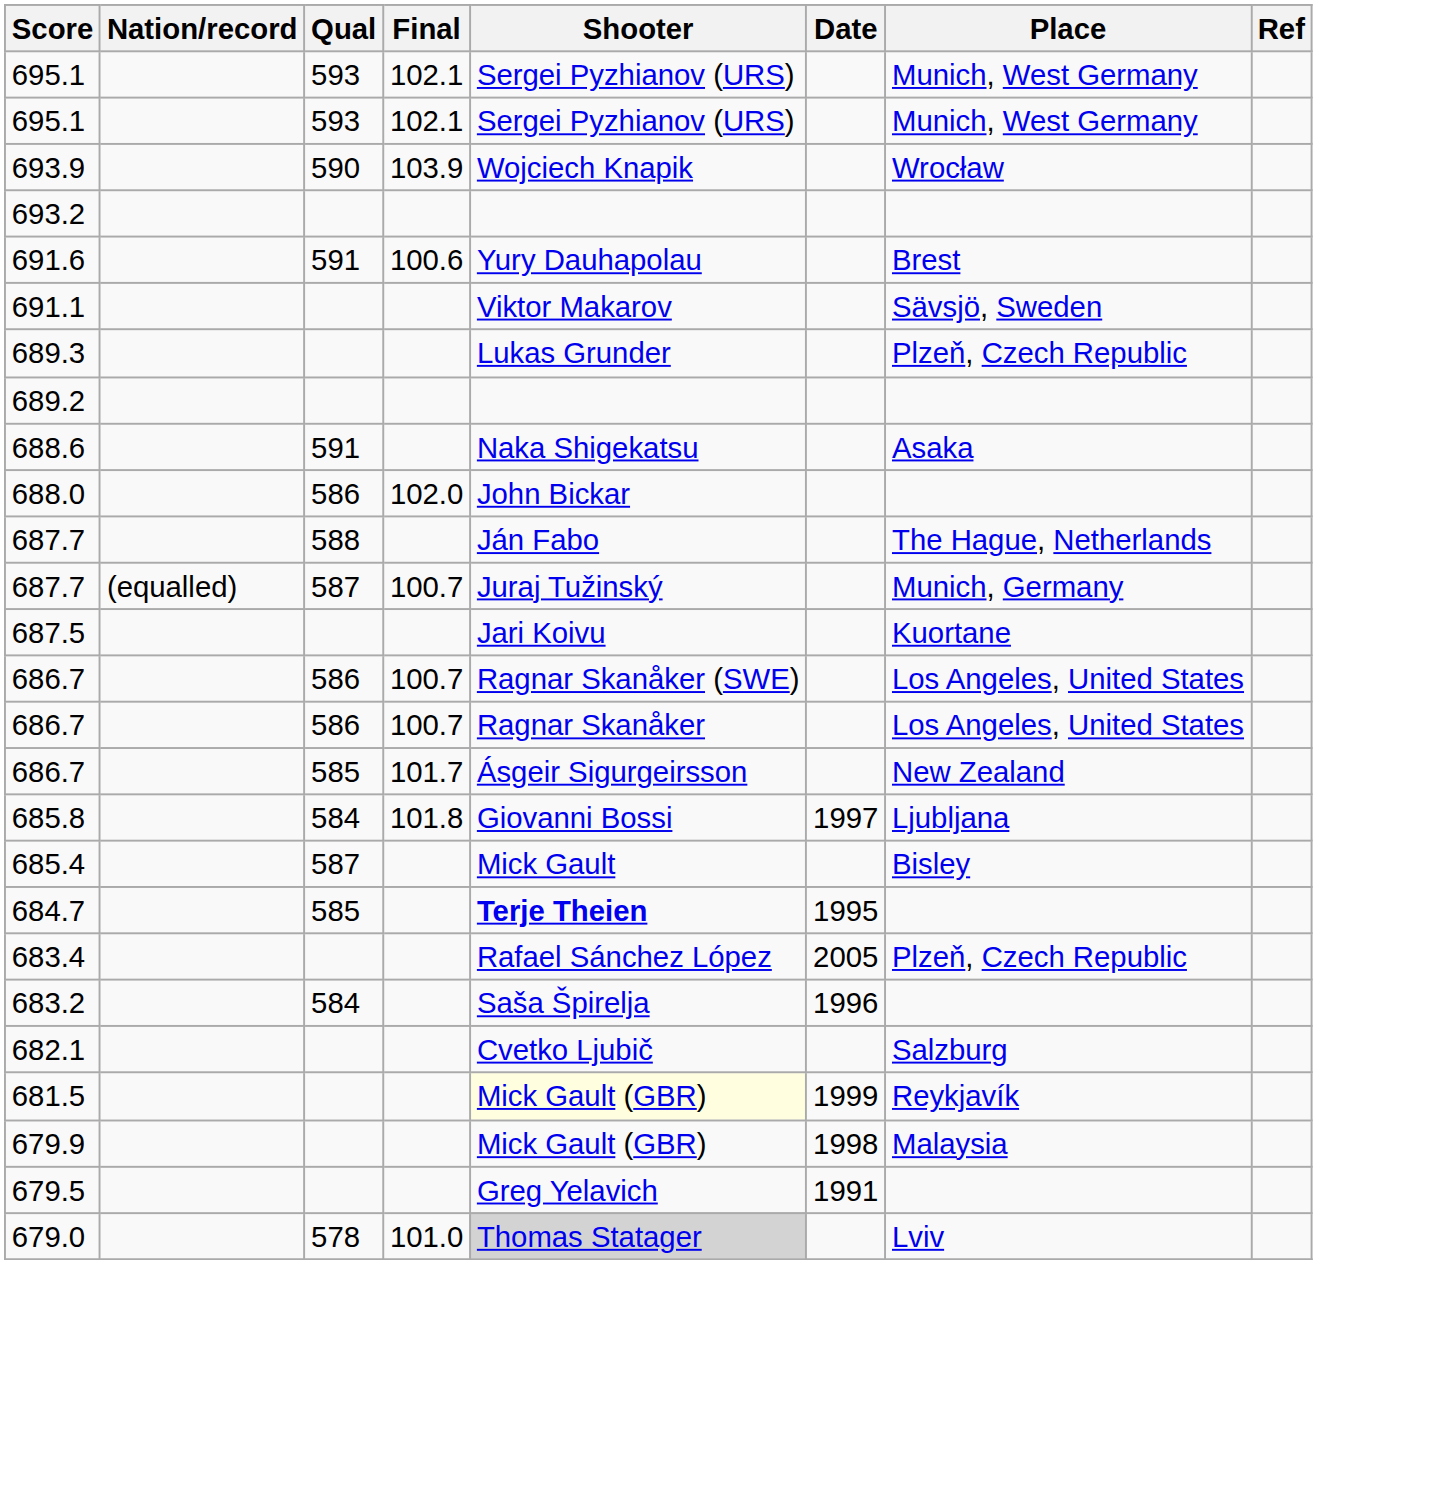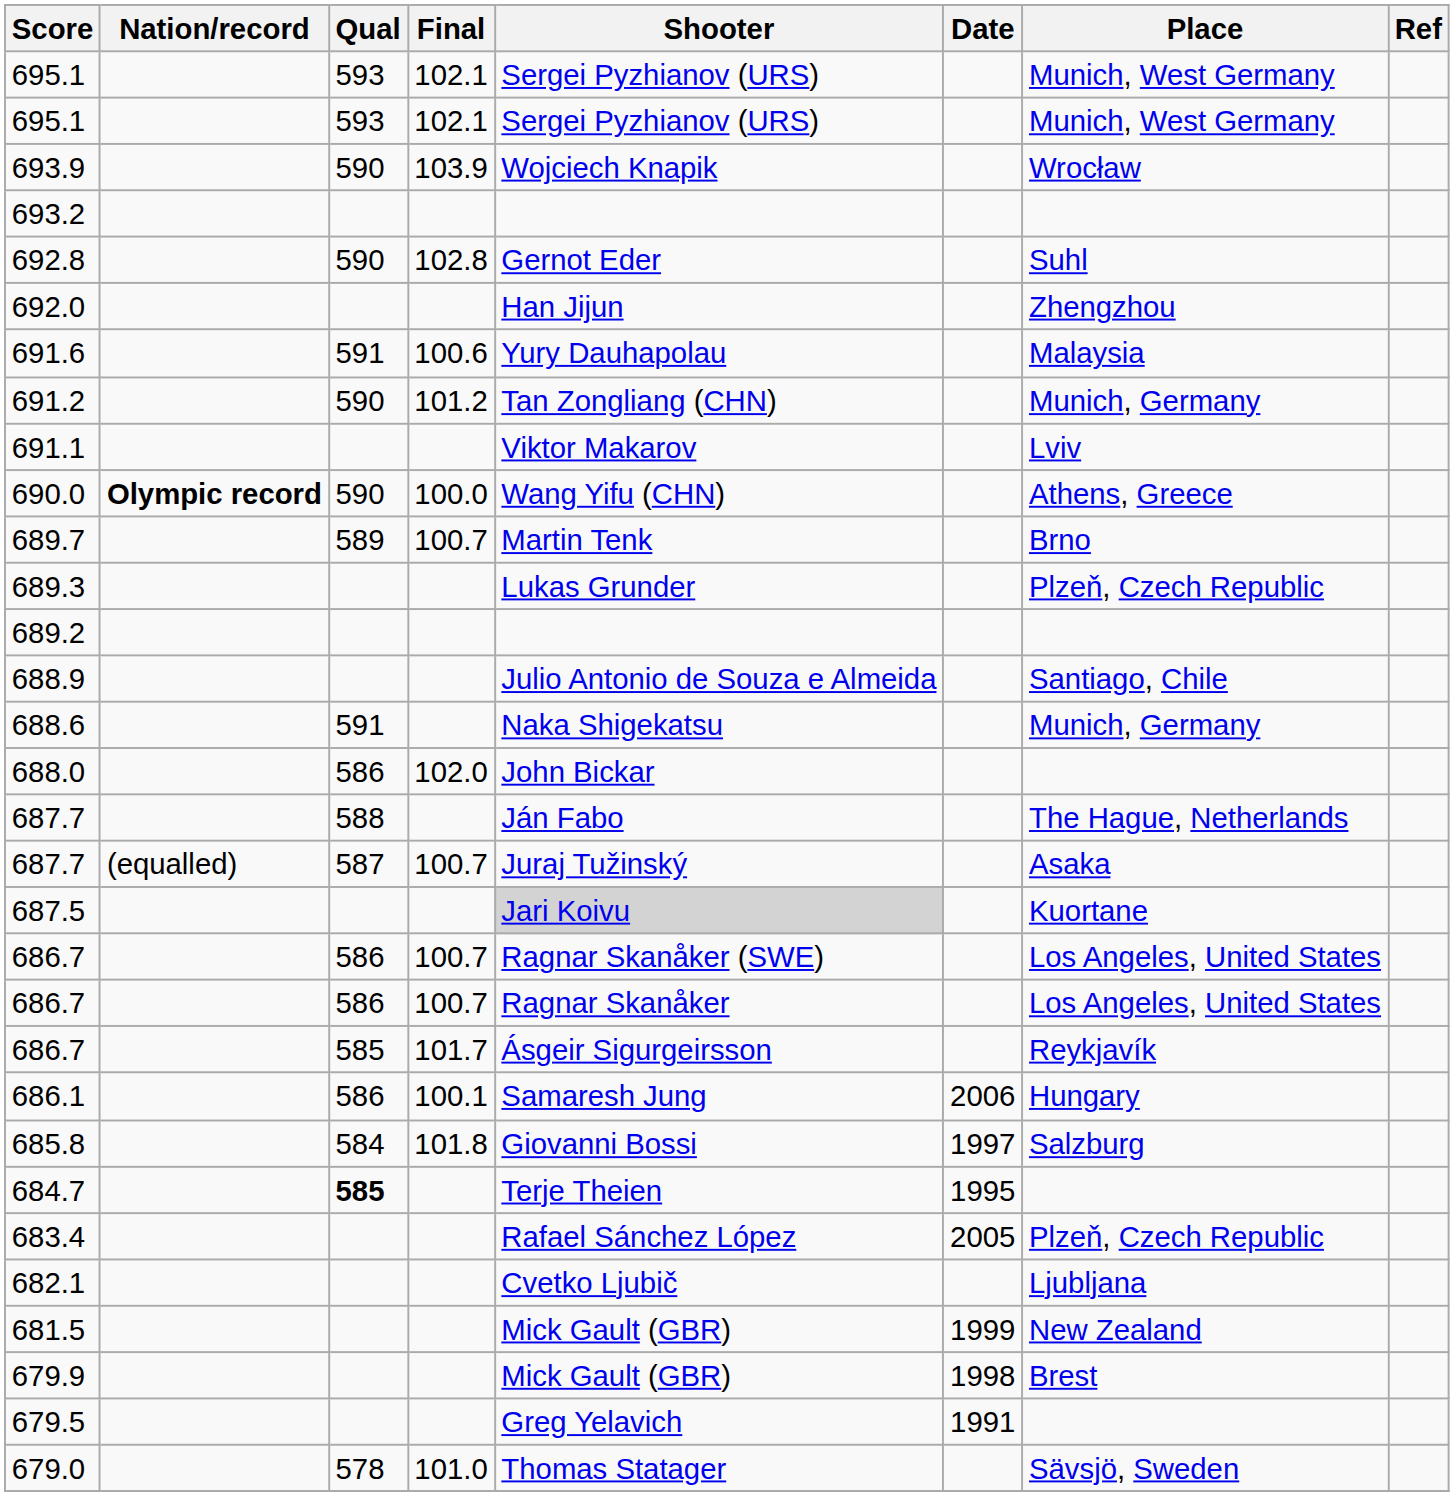+ row: (48, 261)
+ row: (48, 307)
(926, 261) Brest -> (1087, 353) Malaysia
+ row: (48, 400)
(997, 307) Sävsjö, Sweden -> (1055, 446) Lviv
+ row: (48, 493)
+ row: (48, 539)
+ row: (48, 679)
(933, 446) Asaka -> (1145, 725) Munich, Germany
(1008, 586) Munich, Germany -> (1070, 864) Asaka
(541, 632) no background -> (566, 911) lightgrey background
(978, 771) New Zealand -> (1093, 1050) Reykjavík
+ row: (48, 1097)
(951, 818) Ljubljana -> (1087, 1143) Salzburg
- row: (48, 864)
(336, 911) normal -> (360, 1189) bold
(562, 911) bold -> (582, 1189) normal
- row: (48, 1004)
(950, 1050) Salzburg -> (1088, 1282) Ljubljana
(592, 1097) lightyellow background -> (616, 1329) no background
(956, 1097) Reykjavík -> (1115, 1329) New Zealand
(950, 1143) Malaysia -> (1063, 1375) Brest
(589, 1236) lightgrey background -> (614, 1468) no background
(918, 1236) Lviv -> (1134, 1468) Sävsjö, Sweden
